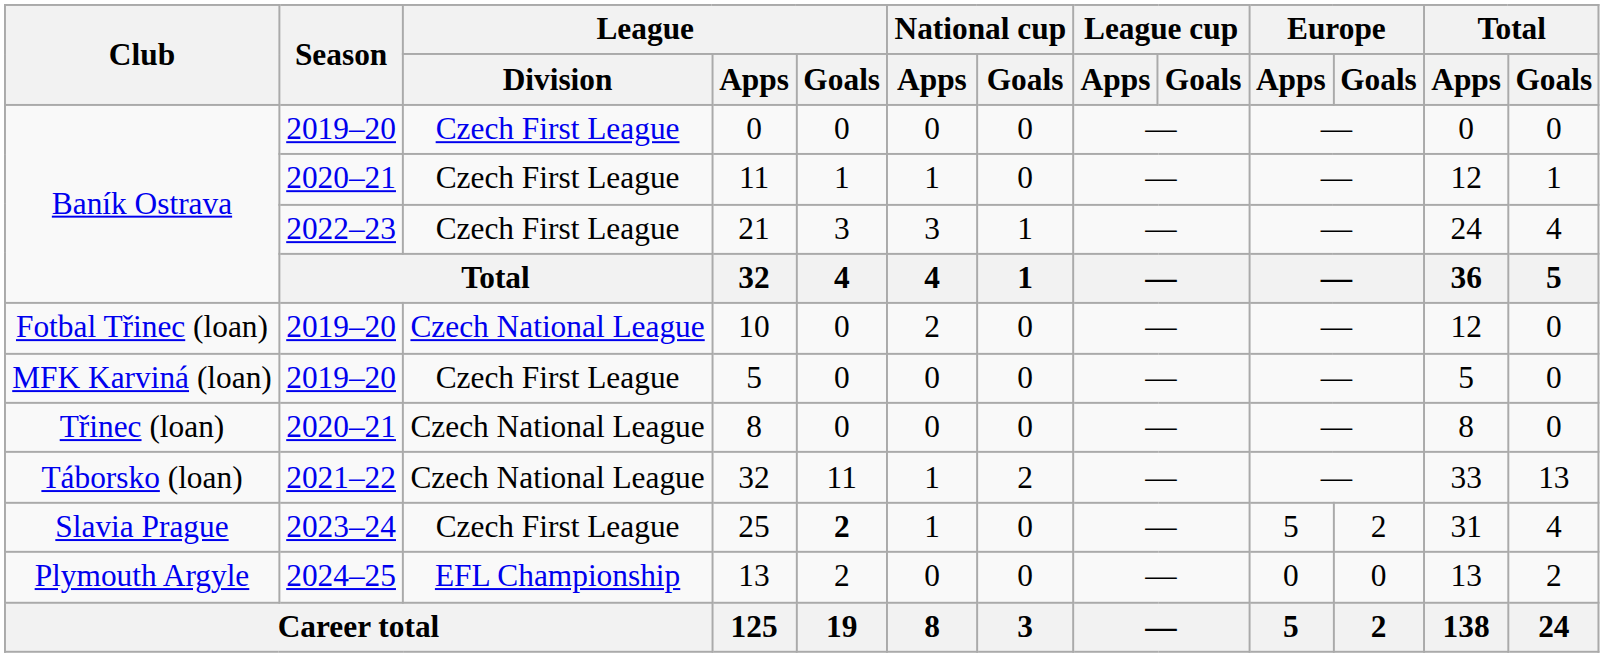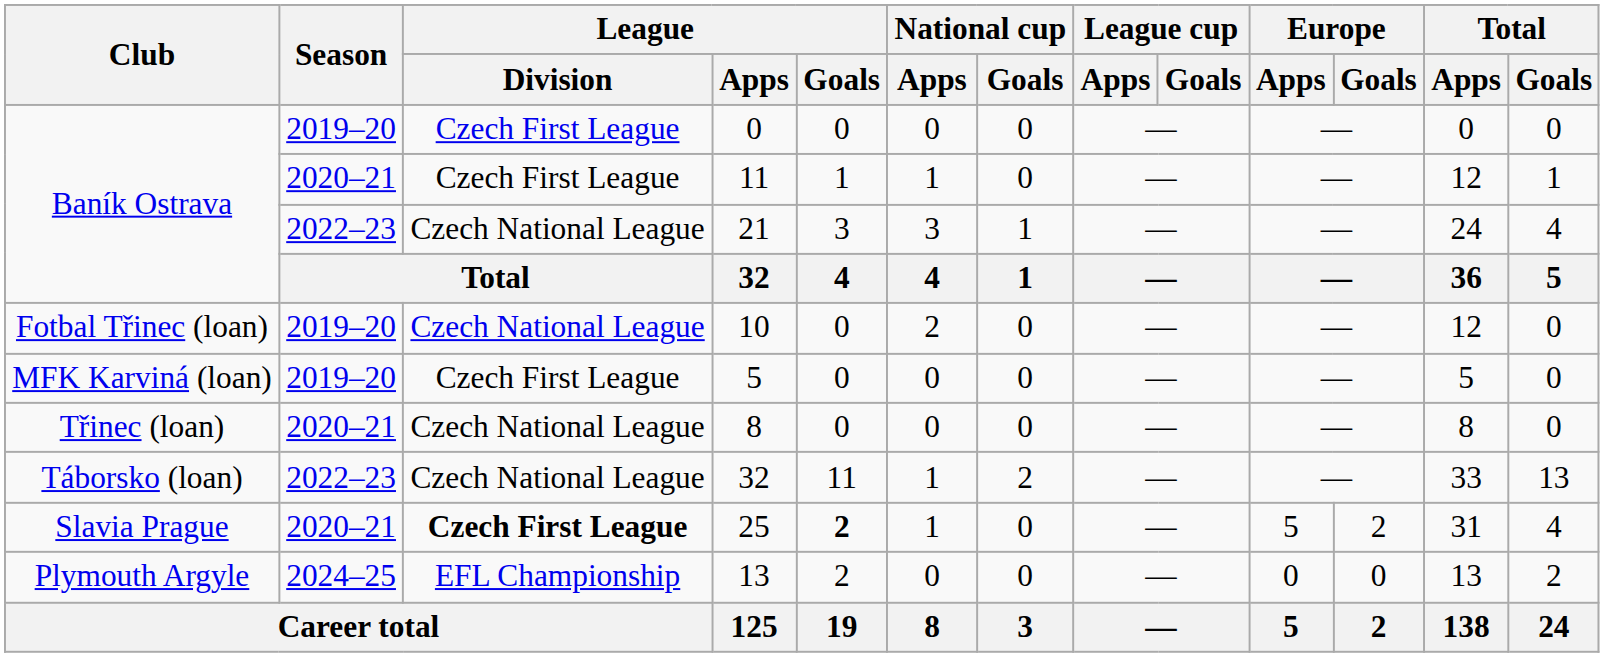(558, 228) Czech First League -> (558, 228) Czech National League
(341, 476) 2021–22 -> (341, 476) 2022–23
(341, 526) 2023–24 -> (341, 526) 2020–21
(558, 526) normal -> (558, 526) bold
